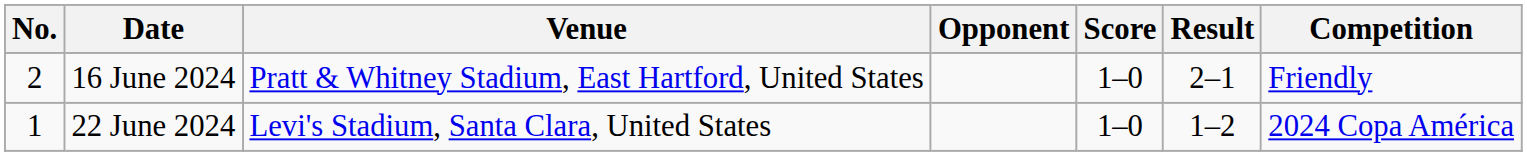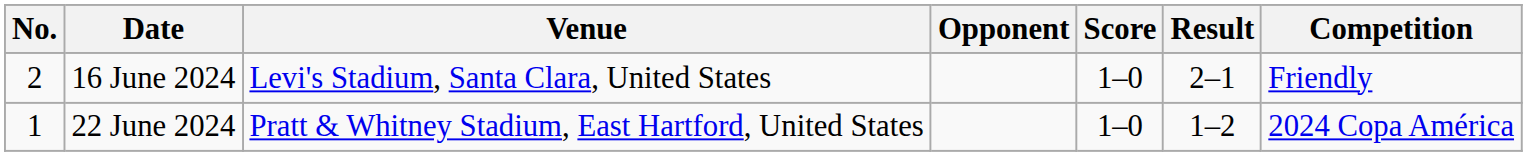(587, 77) Pratt & Whitney Stadium, East Hartford, United States -> (510, 77) Levi's Stadium, Santa Clara, United States
(510, 126) Levi's Stadium, Santa Clara, United States -> (587, 126) Pratt & Whitney Stadium, East Hartford, United States
